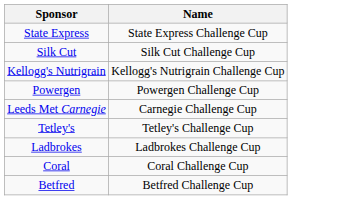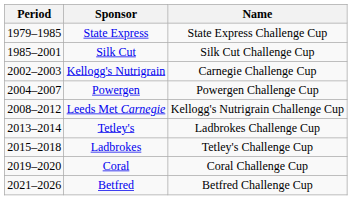+ column: (34, 14)
(198, 71) Kellogg's Nutrigrain Challenge Cup -> (257, 71) Carnegie Challenge Cup
(198, 109) Carnegie Challenge Cup -> (257, 109) Kellogg's Nutrigrain Challenge Cup
(198, 128) Tetley's Challenge Cup -> (257, 128) Ladbrokes Challenge Cup
(198, 147) Ladbrokes Challenge Cup -> (257, 147) Tetley's Challenge Cup
